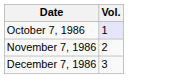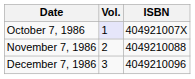+ column: (156, 13)
